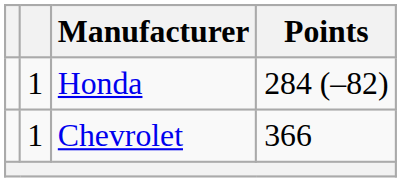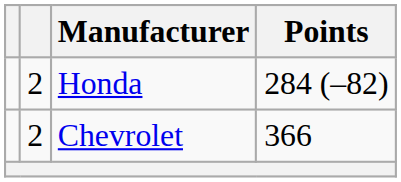(35, 83) 1 -> (35, 83) 2
(35, 135) 1 -> (35, 135) 2
